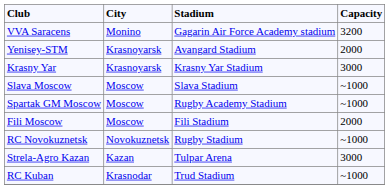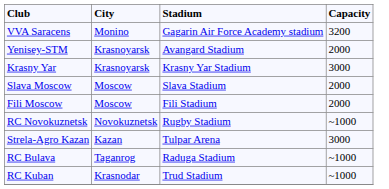(354, 85) ~1000 -> (339, 85) 2000
- row: (54, 103)
+ row: (31, 157)
